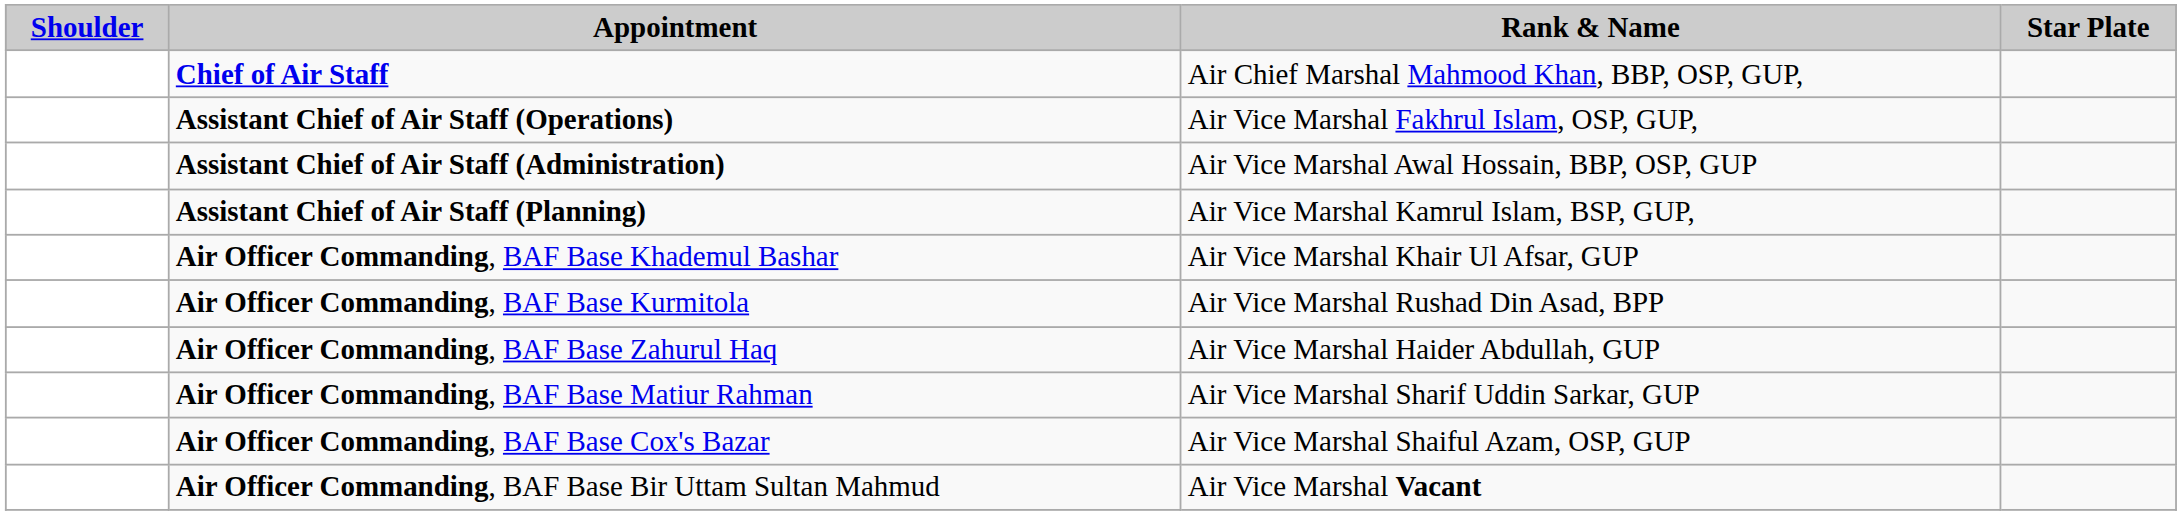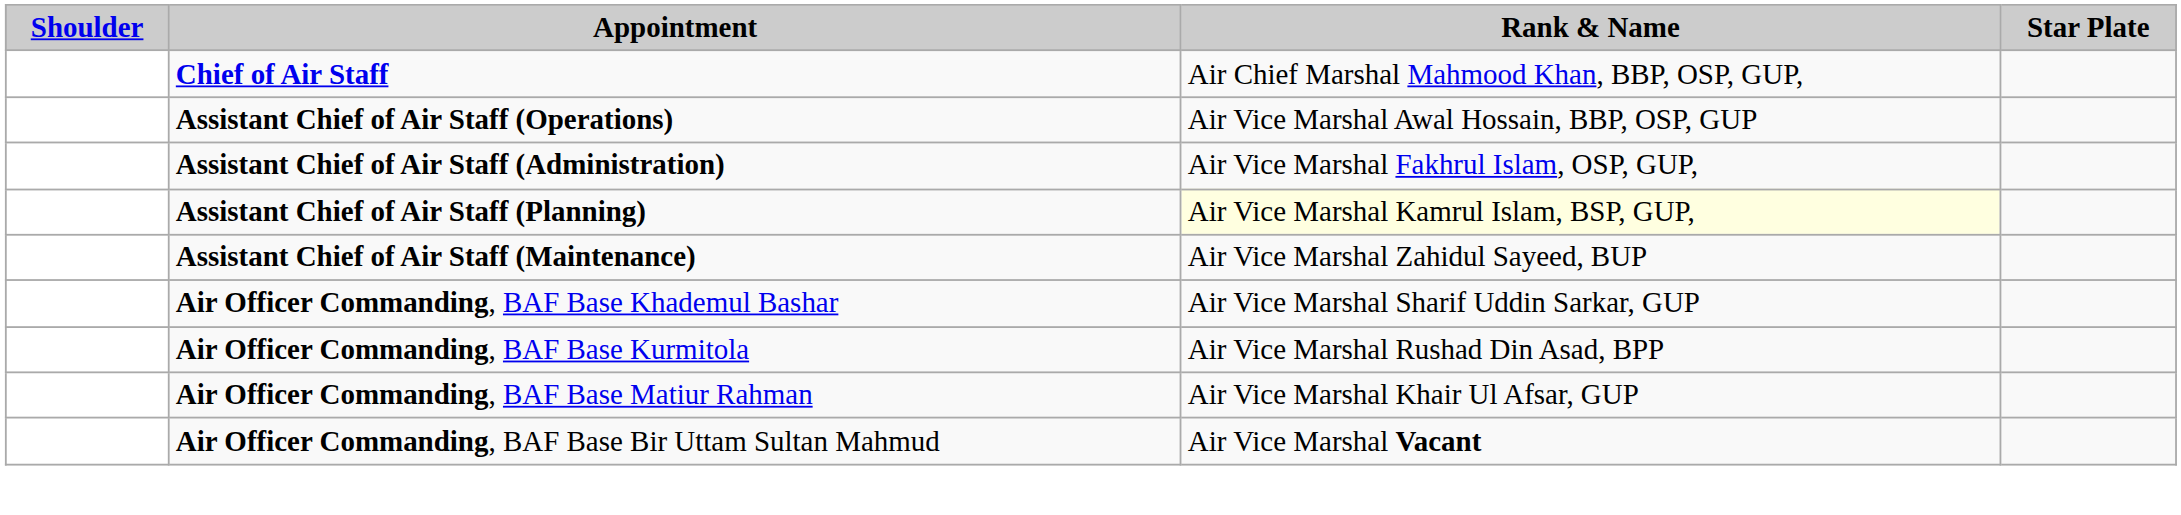(1443, 119) Air Vice Marshal Fakhrul Islam, OSP, GUP, -> (1473, 119) Air Vice Marshal Awal Hossain, BBP, OSP, GUP
(1473, 165) Air Vice Marshal Awal Hossain, BBP, OSP, GUP -> (1443, 165) Air Vice Marshal Fakhrul Islam, OSP, GUP,
(1441, 211) no background -> (1441, 211) lightyellow background
+ row: (436, 257)
(1413, 257) Air Vice Marshal Khair Ul Afsar, GUP -> (1444, 303) Air Vice Marshal Sharif Uddin Sarkar, GUP
- row: (477, 348)
(1444, 394) Air Vice Marshal Sharif Uddin Sarkar, GUP -> (1413, 394) Air Vice Marshal Khair Ul Afsar, GUP
- row: (473, 440)
